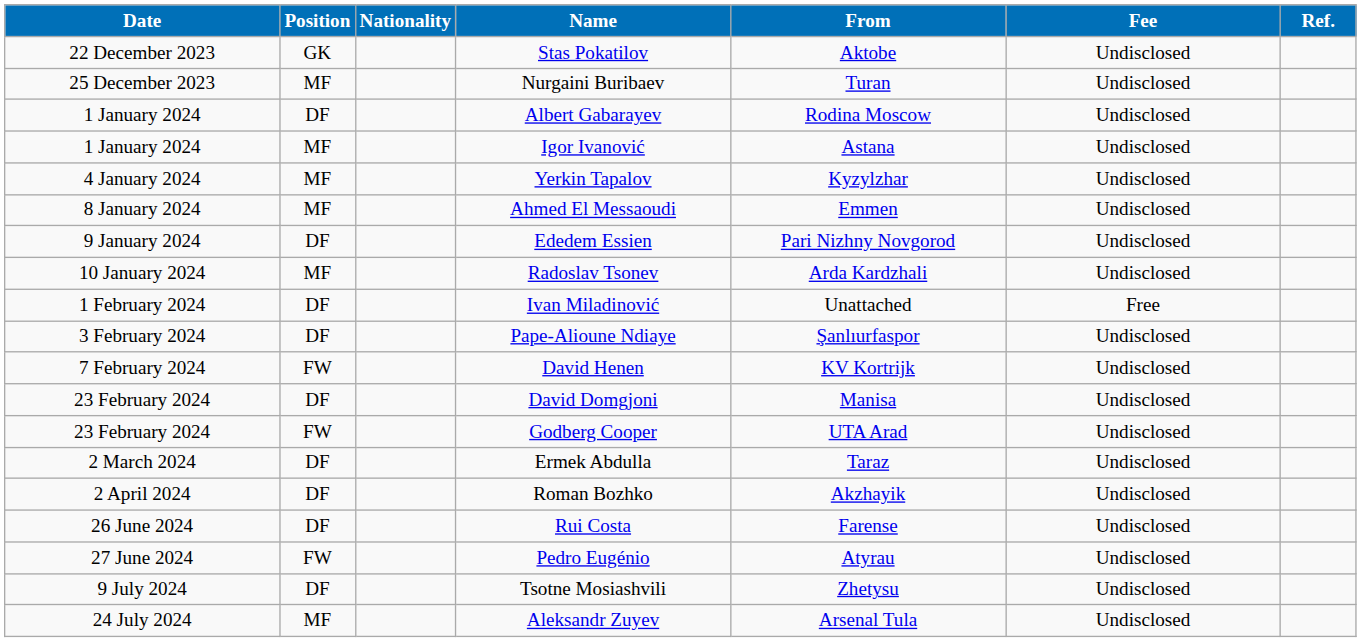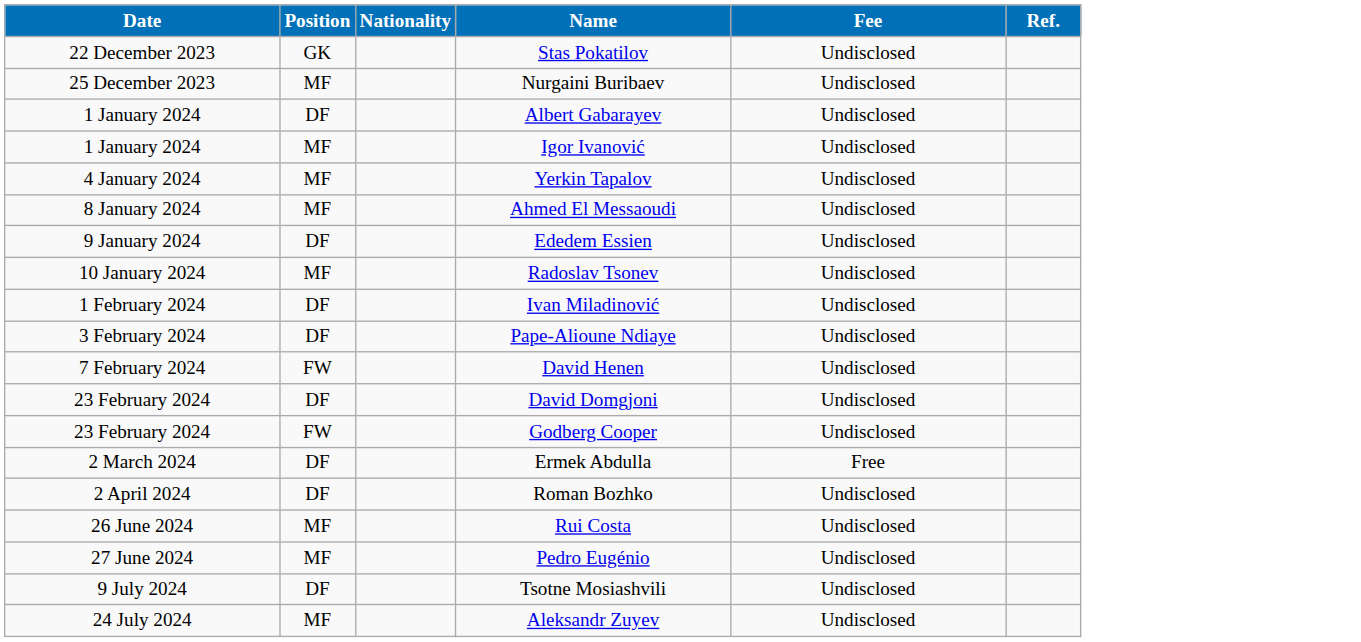- column: (868, 20)
(1143, 304) Free -> (868, 304) Undisclosed
(1143, 462) Undisclosed -> (868, 462) Free
(317, 526) DF -> (317, 526) MF
(317, 557) FW -> (317, 557) MF
